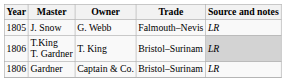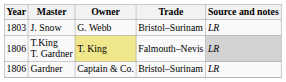(16, 27) 1805 -> (16, 27) 1803
(171, 27) Falmouth–Nevis -> (171, 27) Bristol–Surinam
(92, 48) no background -> (92, 48) khaki background
(171, 48) Bristol–Surinam -> (171, 48) Falmouth–Nevis
